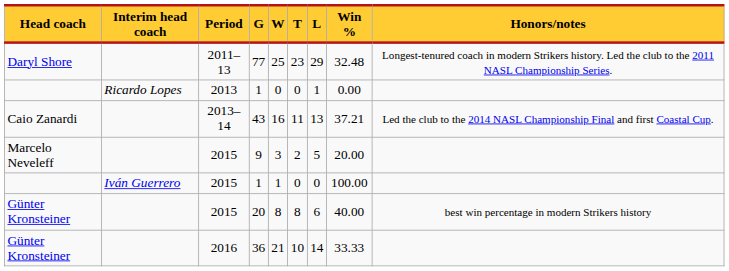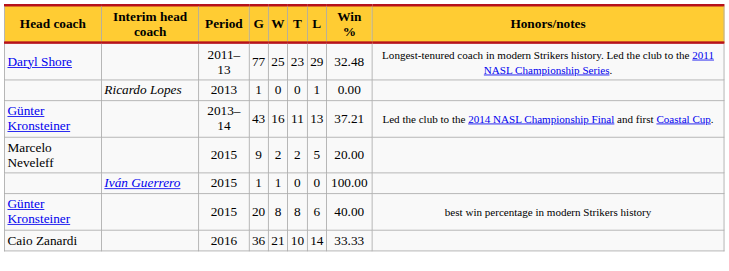(42, 118) Caio Zanardi -> (39, 118) Günter Kronsteiner
(278, 154) 3 -> (278, 154) 2
(39, 247) Günter Kronsteiner -> (42, 240) Caio Zanardi
